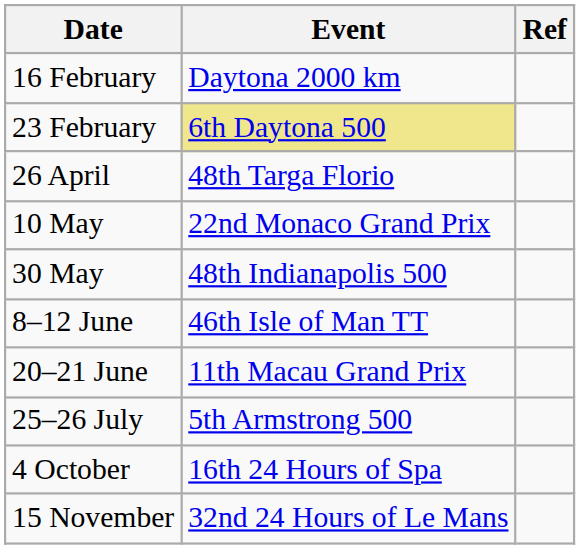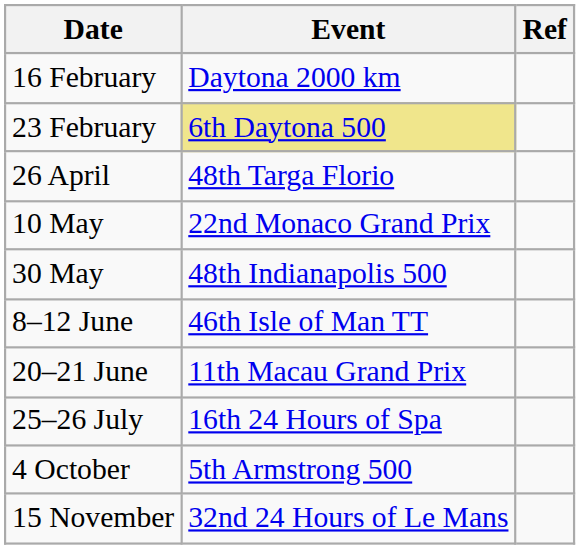(300, 419) 5th Armstrong 500 -> (315, 419) 16th 24 Hours of Spa
(315, 468) 16th 24 Hours of Spa -> (300, 468) 5th Armstrong 500
